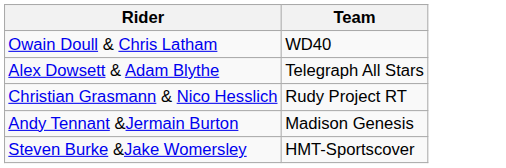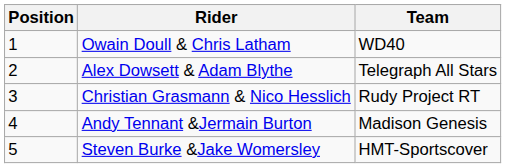+ column: (41, 17)
